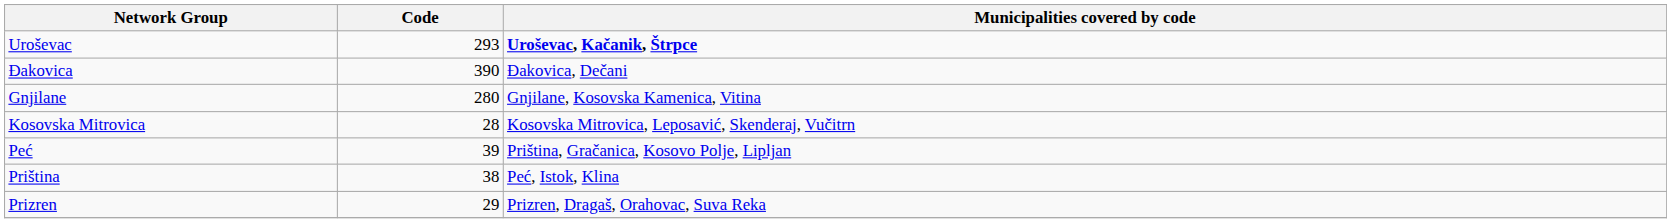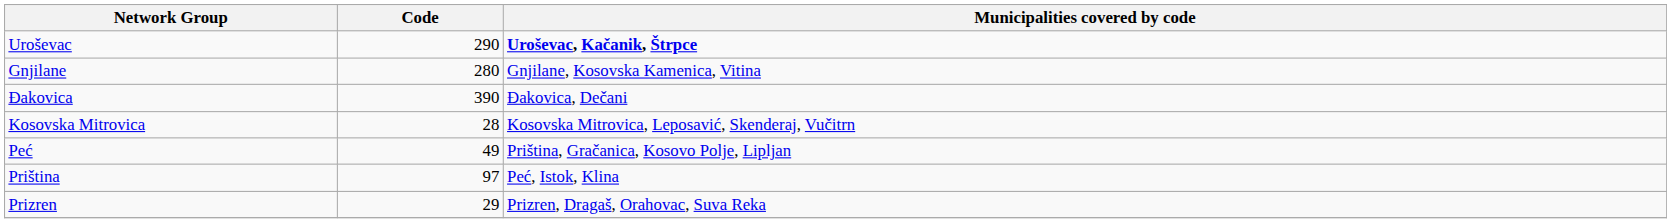(487, 44) 293 -> (487, 44) 290
rows swapped: (41, 71) <-> (37, 97)
(491, 151) 39 -> (491, 151) 49
(491, 177) 38 -> (491, 177) 97
